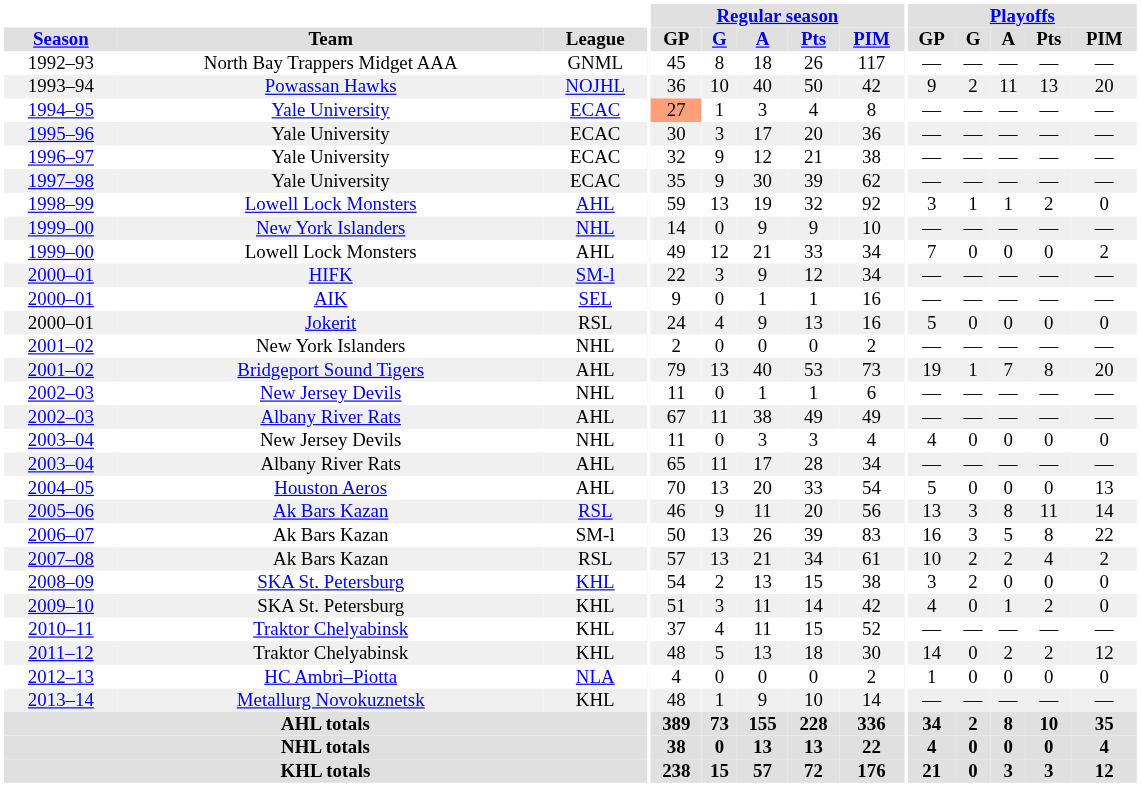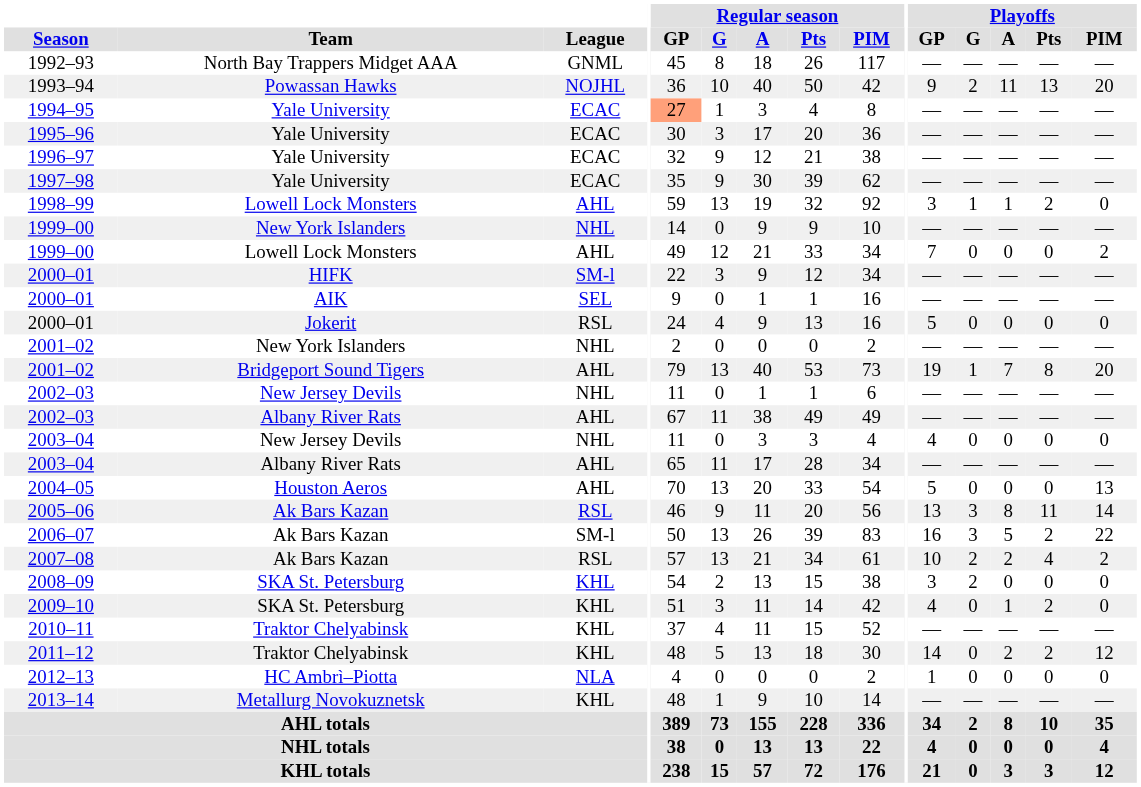(1049, 534) 8 -> (1049, 534) 2
